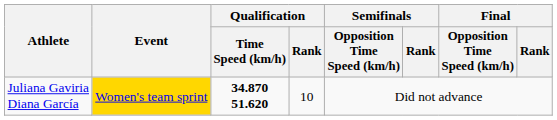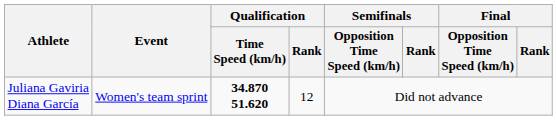(151, 96) gold background -> (151, 96) no background
(307, 96) 10 -> (307, 96) 12
